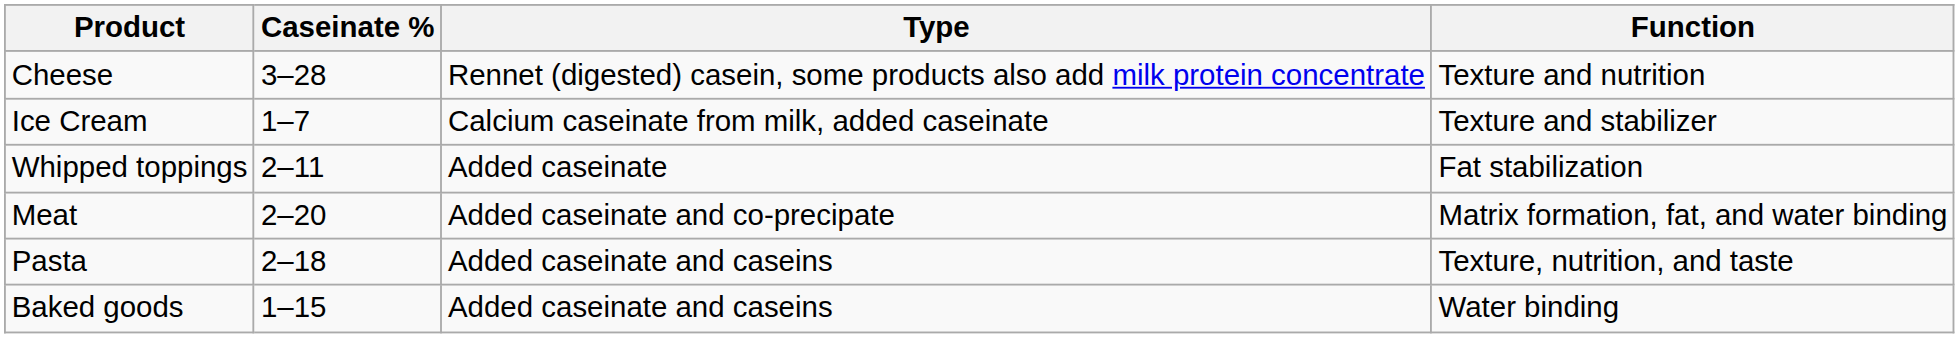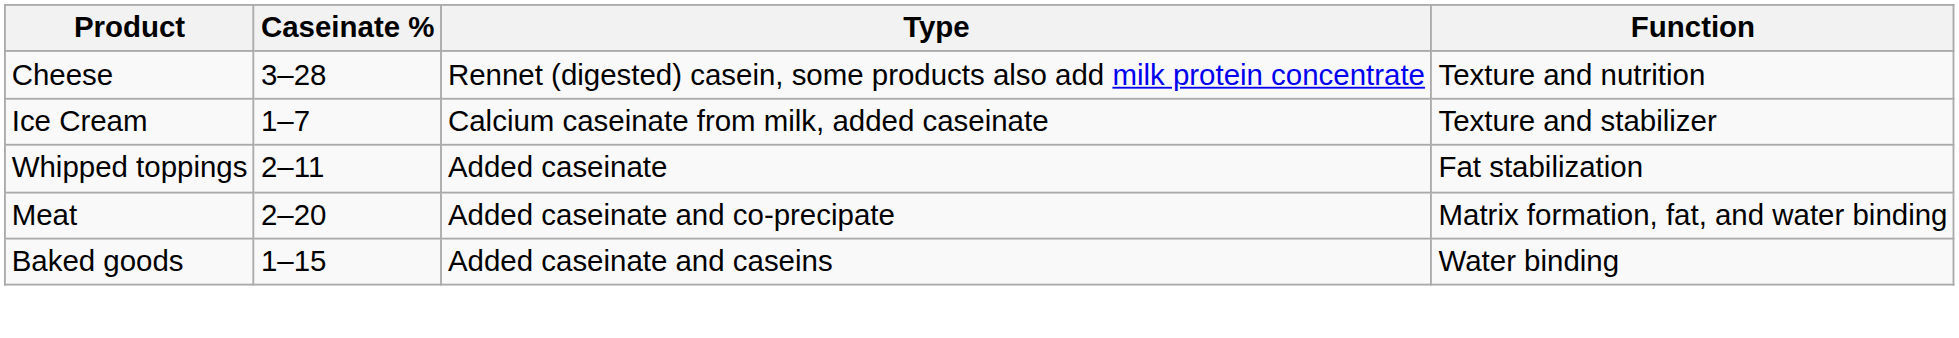- row: (49, 261)
